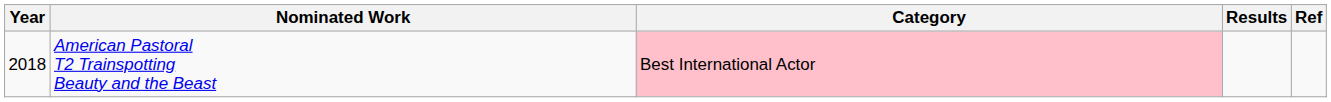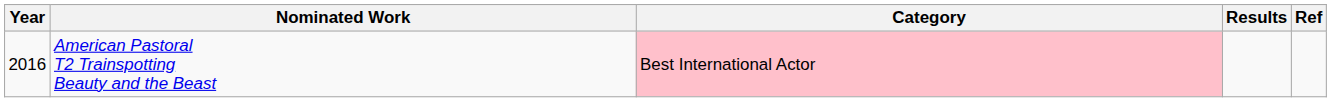(27, 63) 2018 -> (27, 63) 2016
